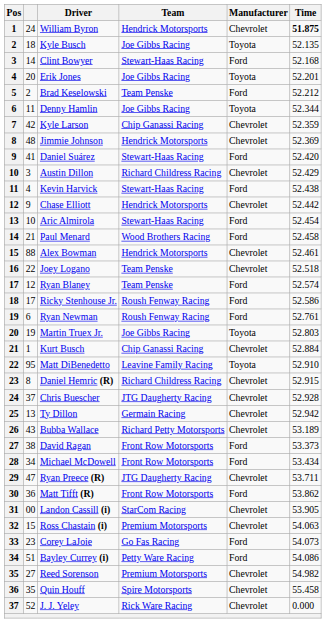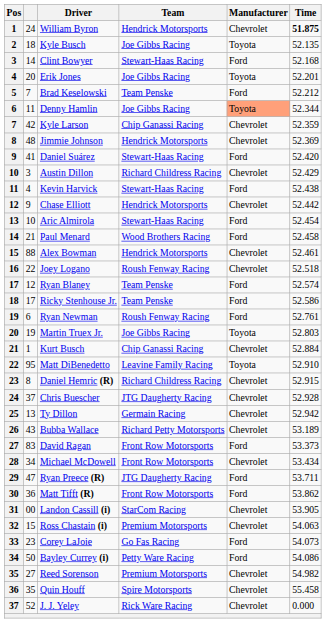(28, 92) 2 -> (28, 92) 7
(242, 108) no background -> (242, 108) lightsalmon background
(147, 269) Team Penske -> (165, 269) Roush Fenway Racing
(165, 301) Roush Fenway Racing -> (147, 301) Team Penske
(31, 445) 38 -> (31, 445) 83
(238, 461) Ford -> (248, 461) Chevrolet
(248, 477) Chevrolet -> (238, 477) Ford
(31, 558) 51 -> (31, 558) 50
